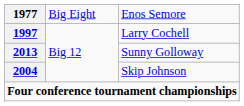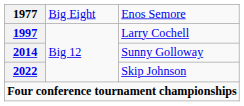(25, 52) 2013 -> (25, 52) 2014
(25, 71) 2004 -> (25, 71) 2022
